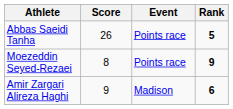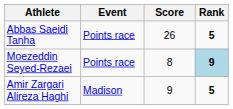columns swapped: (163, 13) <-> (106, 13)
(212, 63) no background -> (212, 63) lightblue background
(212, 91) 6 -> (212, 91) 5
